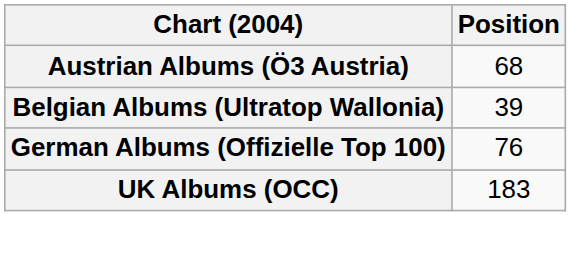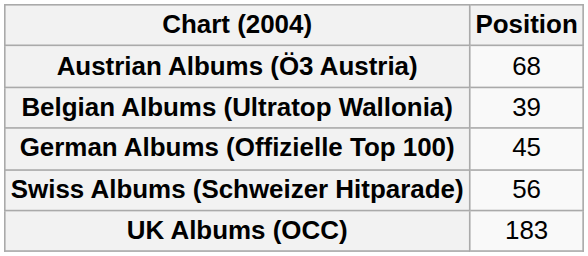(509, 148) 76 -> (527, 148) 45
+ row: (237, 189)
